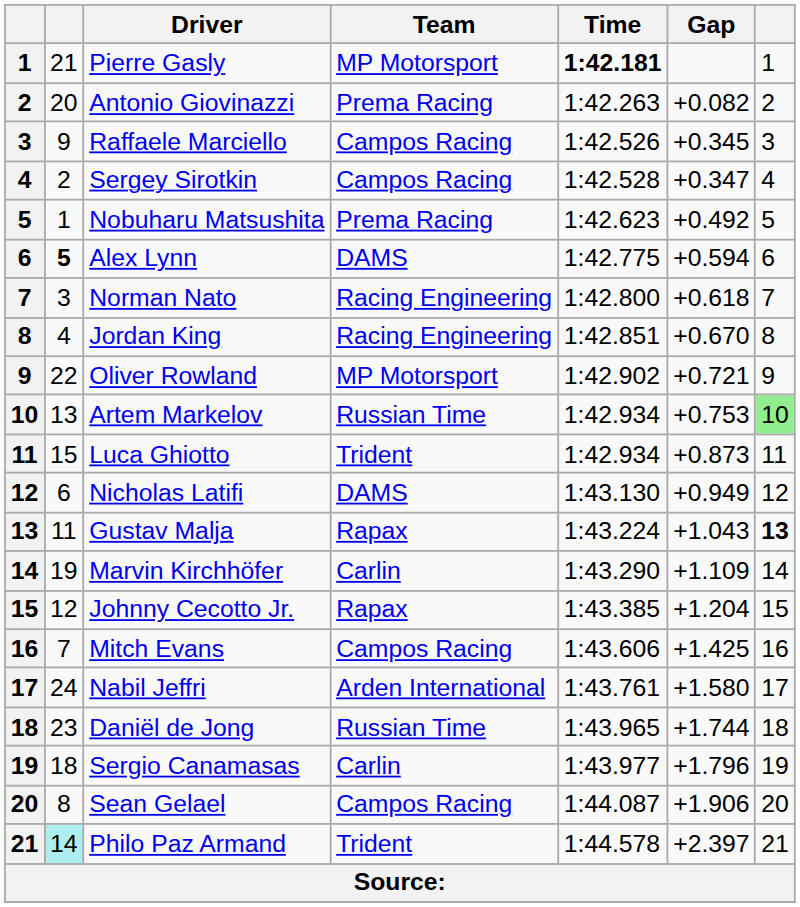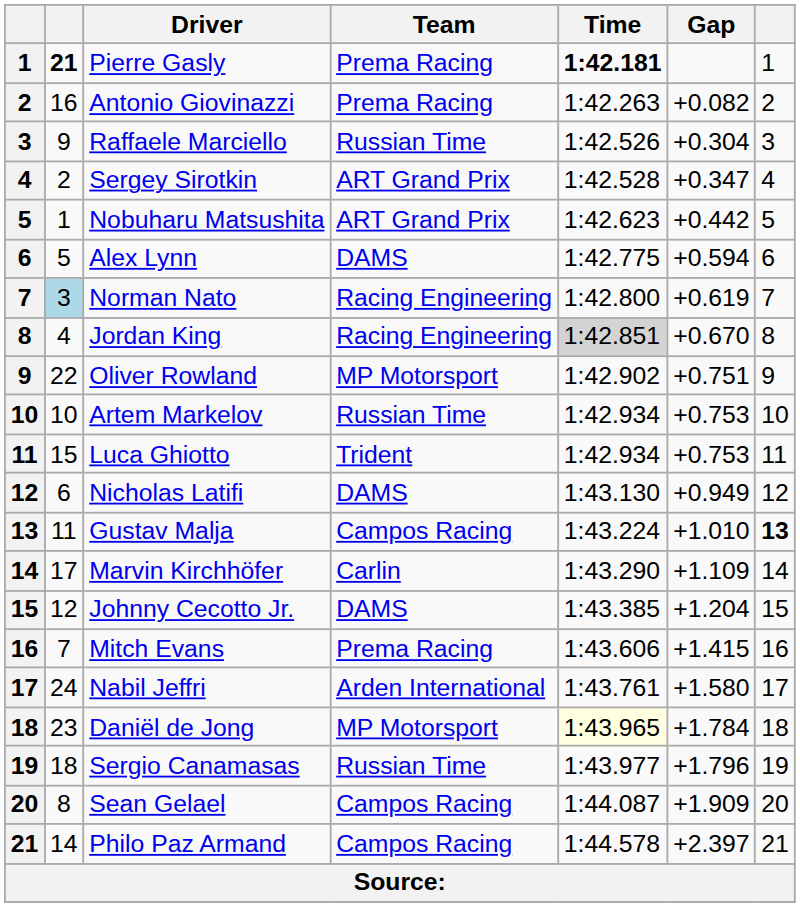(64, 63) normal -> (64, 63) bold
(417, 63) MP Motorsport -> (415, 63) Prema Racing
(64, 102) 20 -> (64, 102) 16
(424, 141) Campos Racing -> (411, 141) Russian Time
(711, 141) +0.345 -> (711, 141) +0.304
(424, 180) Campos Racing -> (423, 180) ART Grand Prix
(415, 219) Prema Racing -> (423, 219) ART Grand Prix
(711, 219) +0.492 -> (711, 219) +0.442
(64, 258) bold -> (64, 258) normal
(64, 297) no background -> (64, 297) lightblue background
(711, 297) +0.618 -> (711, 297) +0.619
(612, 336) no background -> (612, 336) lightgrey background
(711, 375) +0.721 -> (711, 375) +0.751
(64, 414) 13 -> (64, 414) 10
(775, 414) lightgreen background -> (775, 414) no background
(711, 453) +0.873 -> (711, 453) +0.753
(372, 531) Rapax -> (424, 531) Campos Racing
(711, 531) +1.043 -> (711, 531) +1.010
(64, 570) 19 -> (64, 570) 17
(372, 609) Rapax -> (372, 609) DAMS
(424, 648) Campos Racing -> (415, 648) Prema Racing
(711, 648) +1.425 -> (711, 648) +1.415
(411, 726) Russian Time -> (417, 726) MP Motorsport
(612, 726) no background -> (612, 726) lightyellow background
(711, 726) +1.744 -> (711, 726) +1.784
(368, 765) Carlin -> (411, 765) Russian Time
(711, 804) +1.906 -> (711, 804) +1.909
(64, 843) paleturquoise background -> (64, 843) no background
(374, 843) Trident -> (424, 843) Campos Racing
